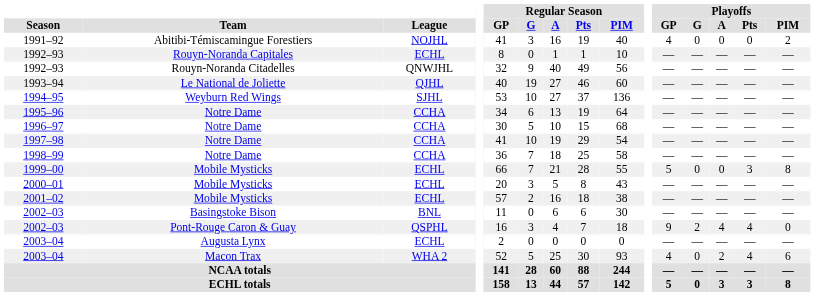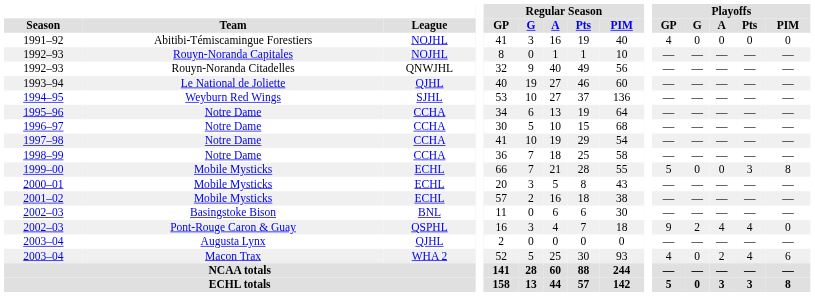(788, 40) 2 -> (788, 40) 0
(429, 54) ECHL -> (429, 54) NOJHL
(429, 241) ECHL -> (429, 241) QJHL
